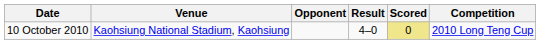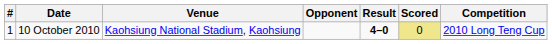+ column: (10, 13)
(368, 31) normal -> (379, 31) bold
